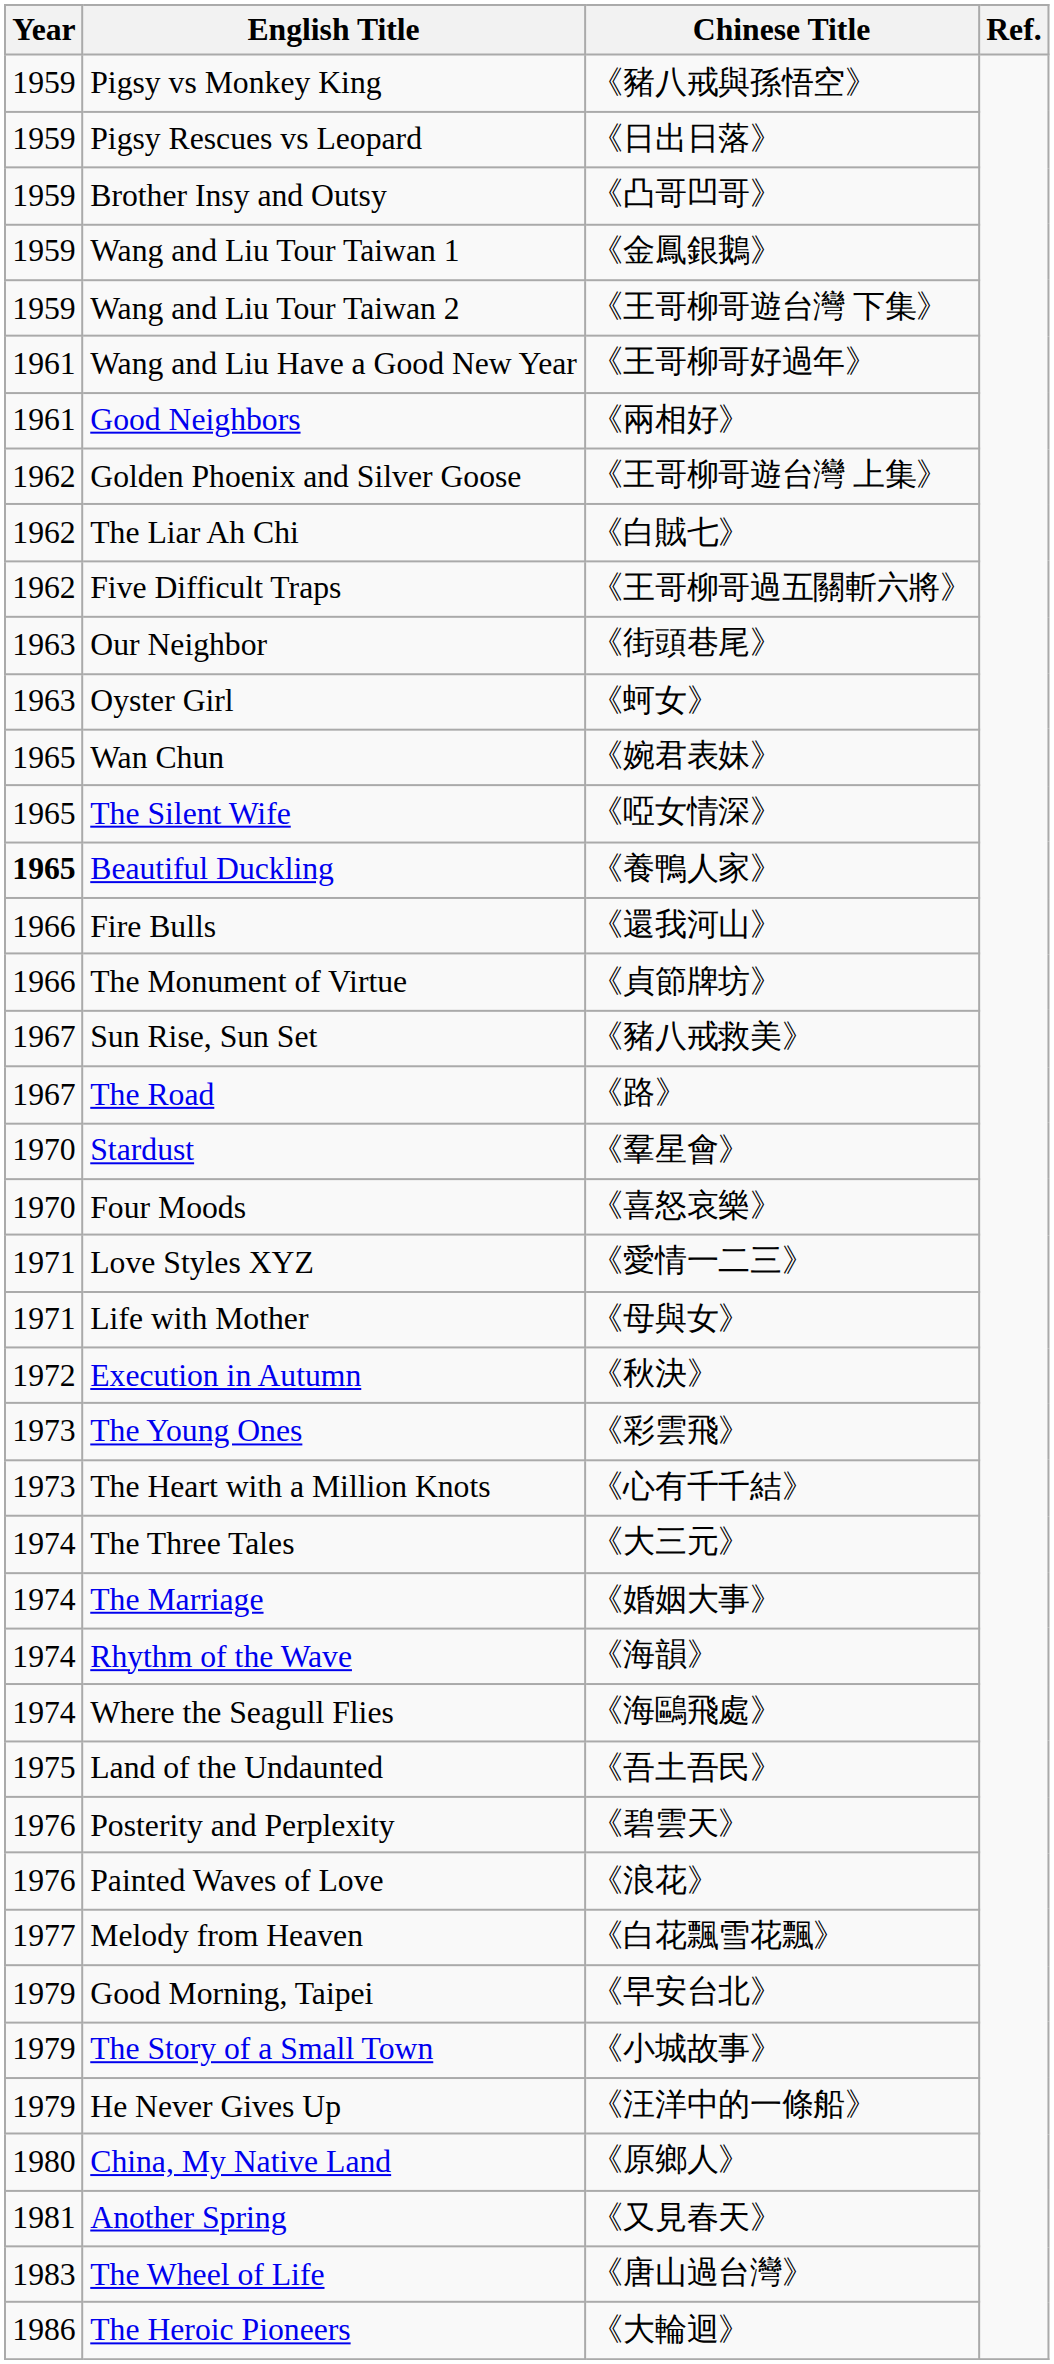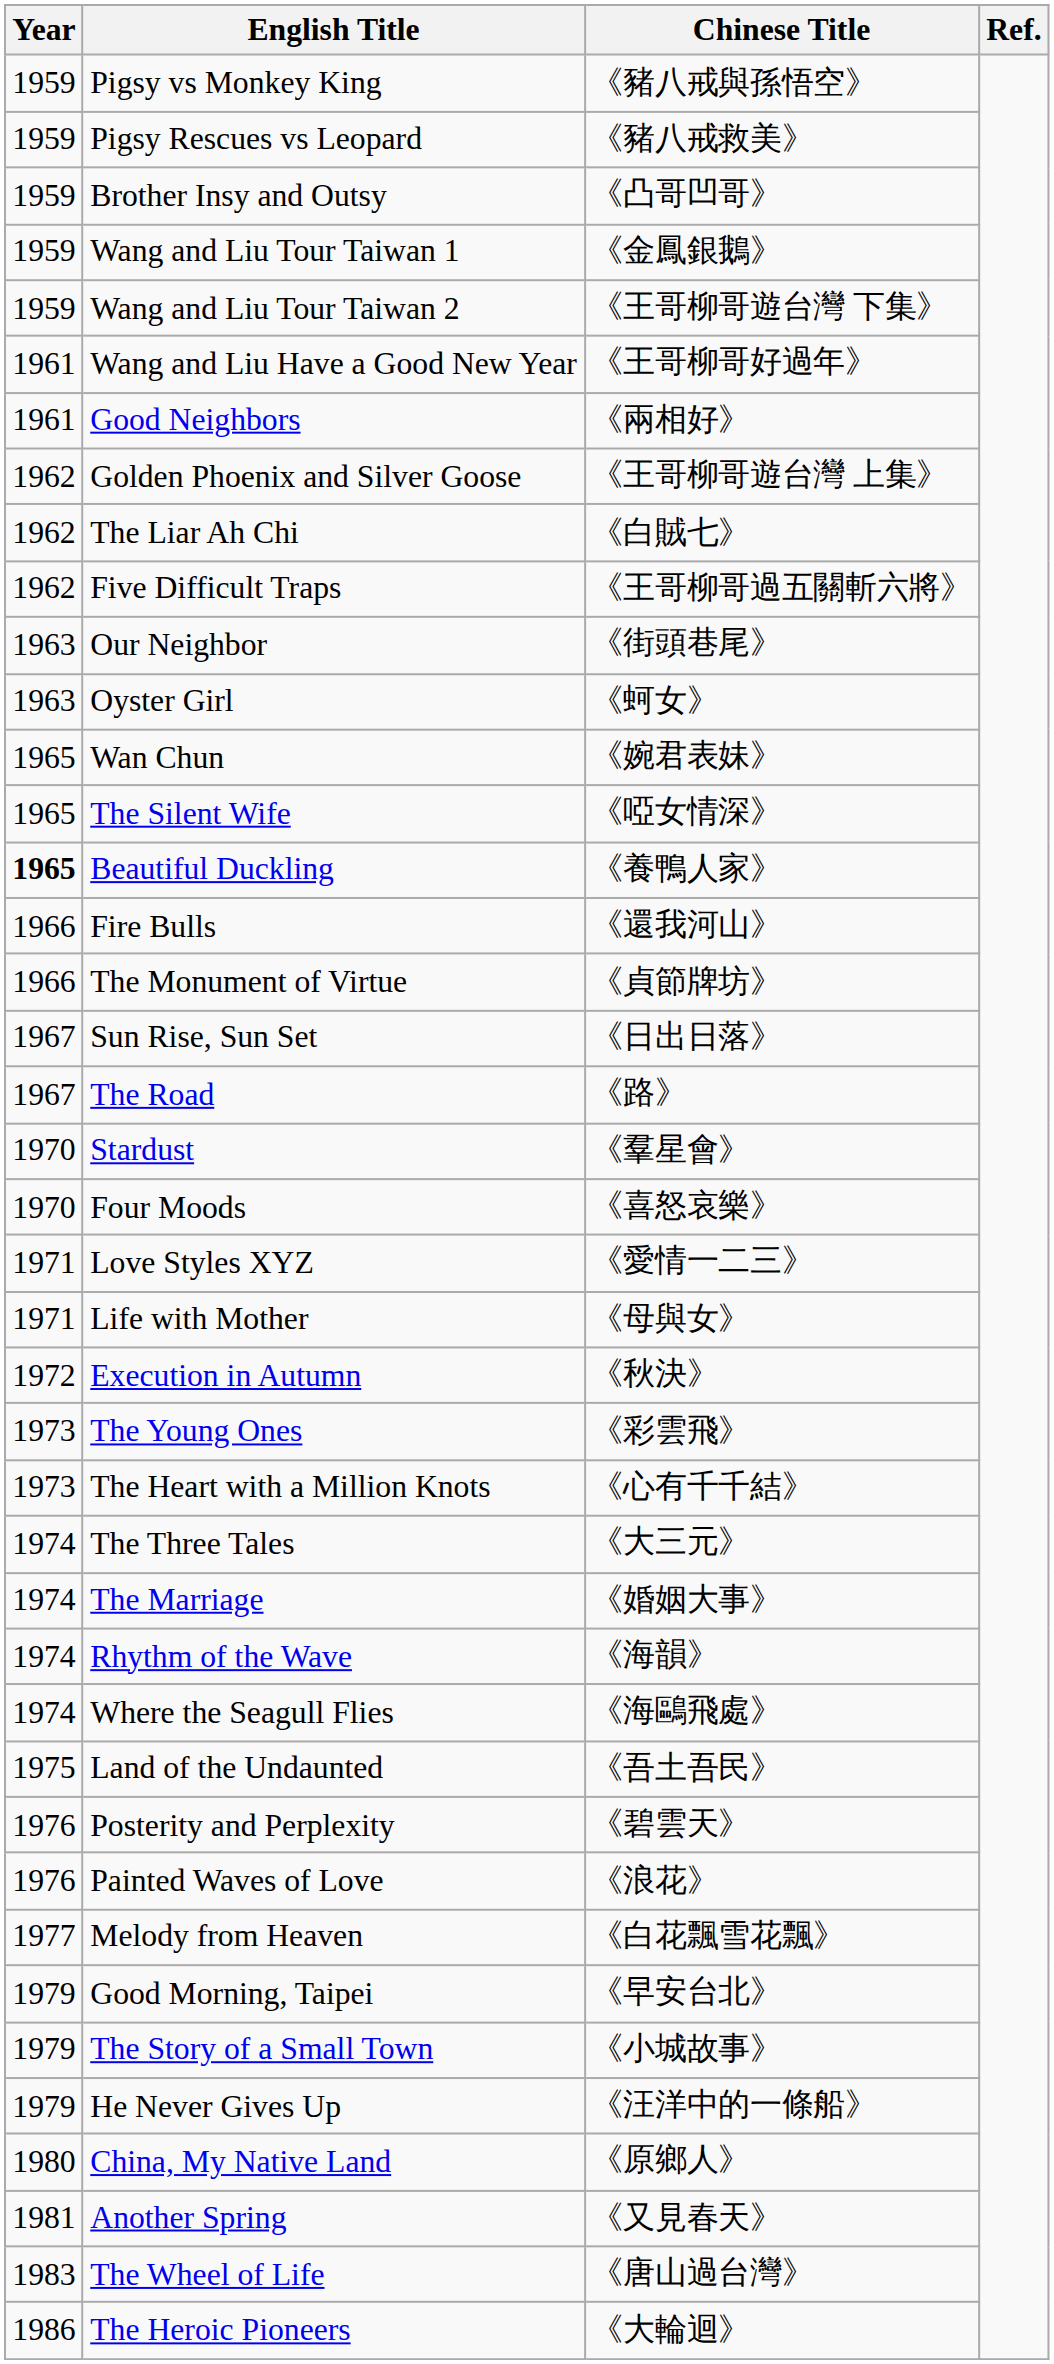(687, 138) 《日出日落》 -> (702, 138) 《豬八戒救美》
(702, 1036) 《豬八戒救美》 -> (687, 1036) 《日出日落》
